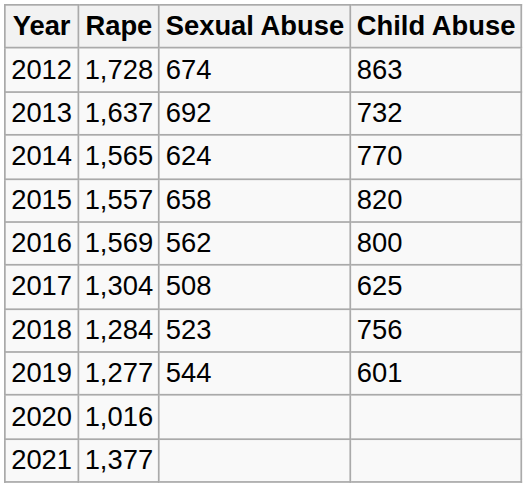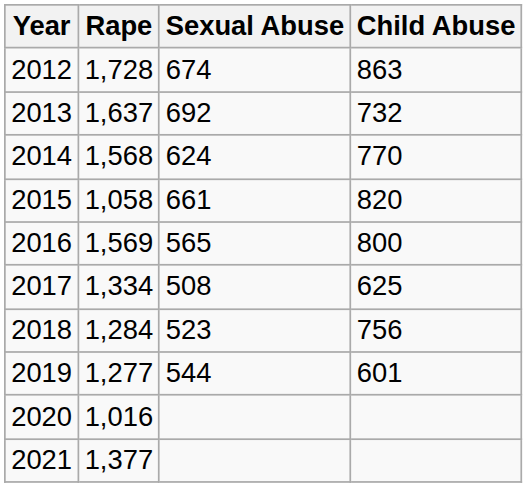(119, 156) 1,565 -> (119, 156) 1,568
(119, 199) 1,557 -> (119, 199) 1,058
(189, 199) 658 -> (189, 199) 661
(189, 243) 562 -> (189, 243) 565
(119, 286) 1,304 -> (119, 286) 1,334
